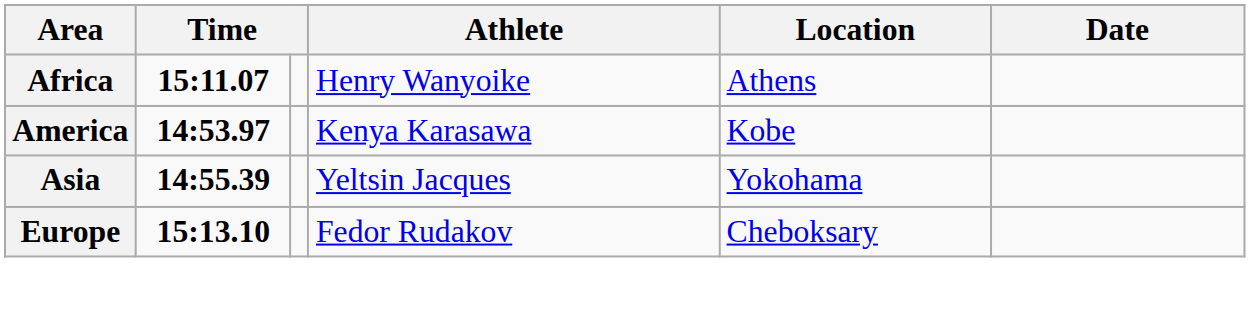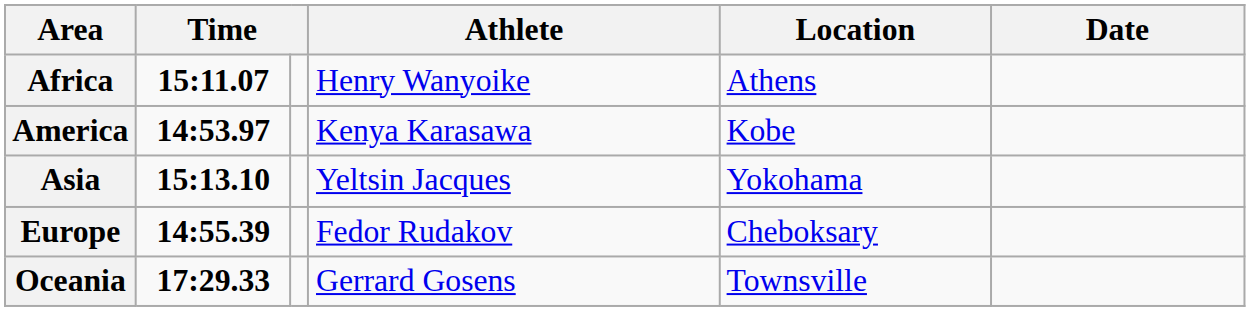(213, 180) 14:55.39 -> (213, 180) 15:13.10
(213, 230) 15:13.10 -> (213, 230) 14:55.39
+ row: (70, 280)
